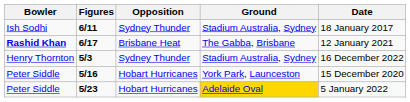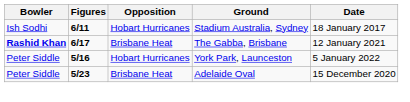(154, 27) Sydney Thunder -> (150, 27) Hobart Hurricanes
- row: (85, 58)
(362, 74) 15 December 2020 -> (346, 58) 5 January 2022
(158, 89) Hobart Hurricanes -> (141, 74) Brisbane Heat
(233, 89) gold background -> (225, 74) no background
(354, 89) 5 January 2022 -> (354, 74) 15 December 2020
